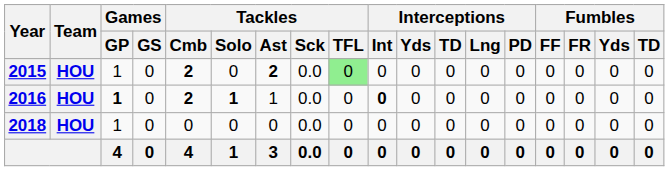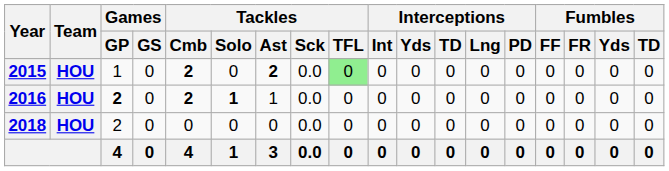(117, 98) 1 -> (117, 98) 2
(382, 98) bold -> (382, 98) normal
(117, 125) 1 -> (117, 125) 2
